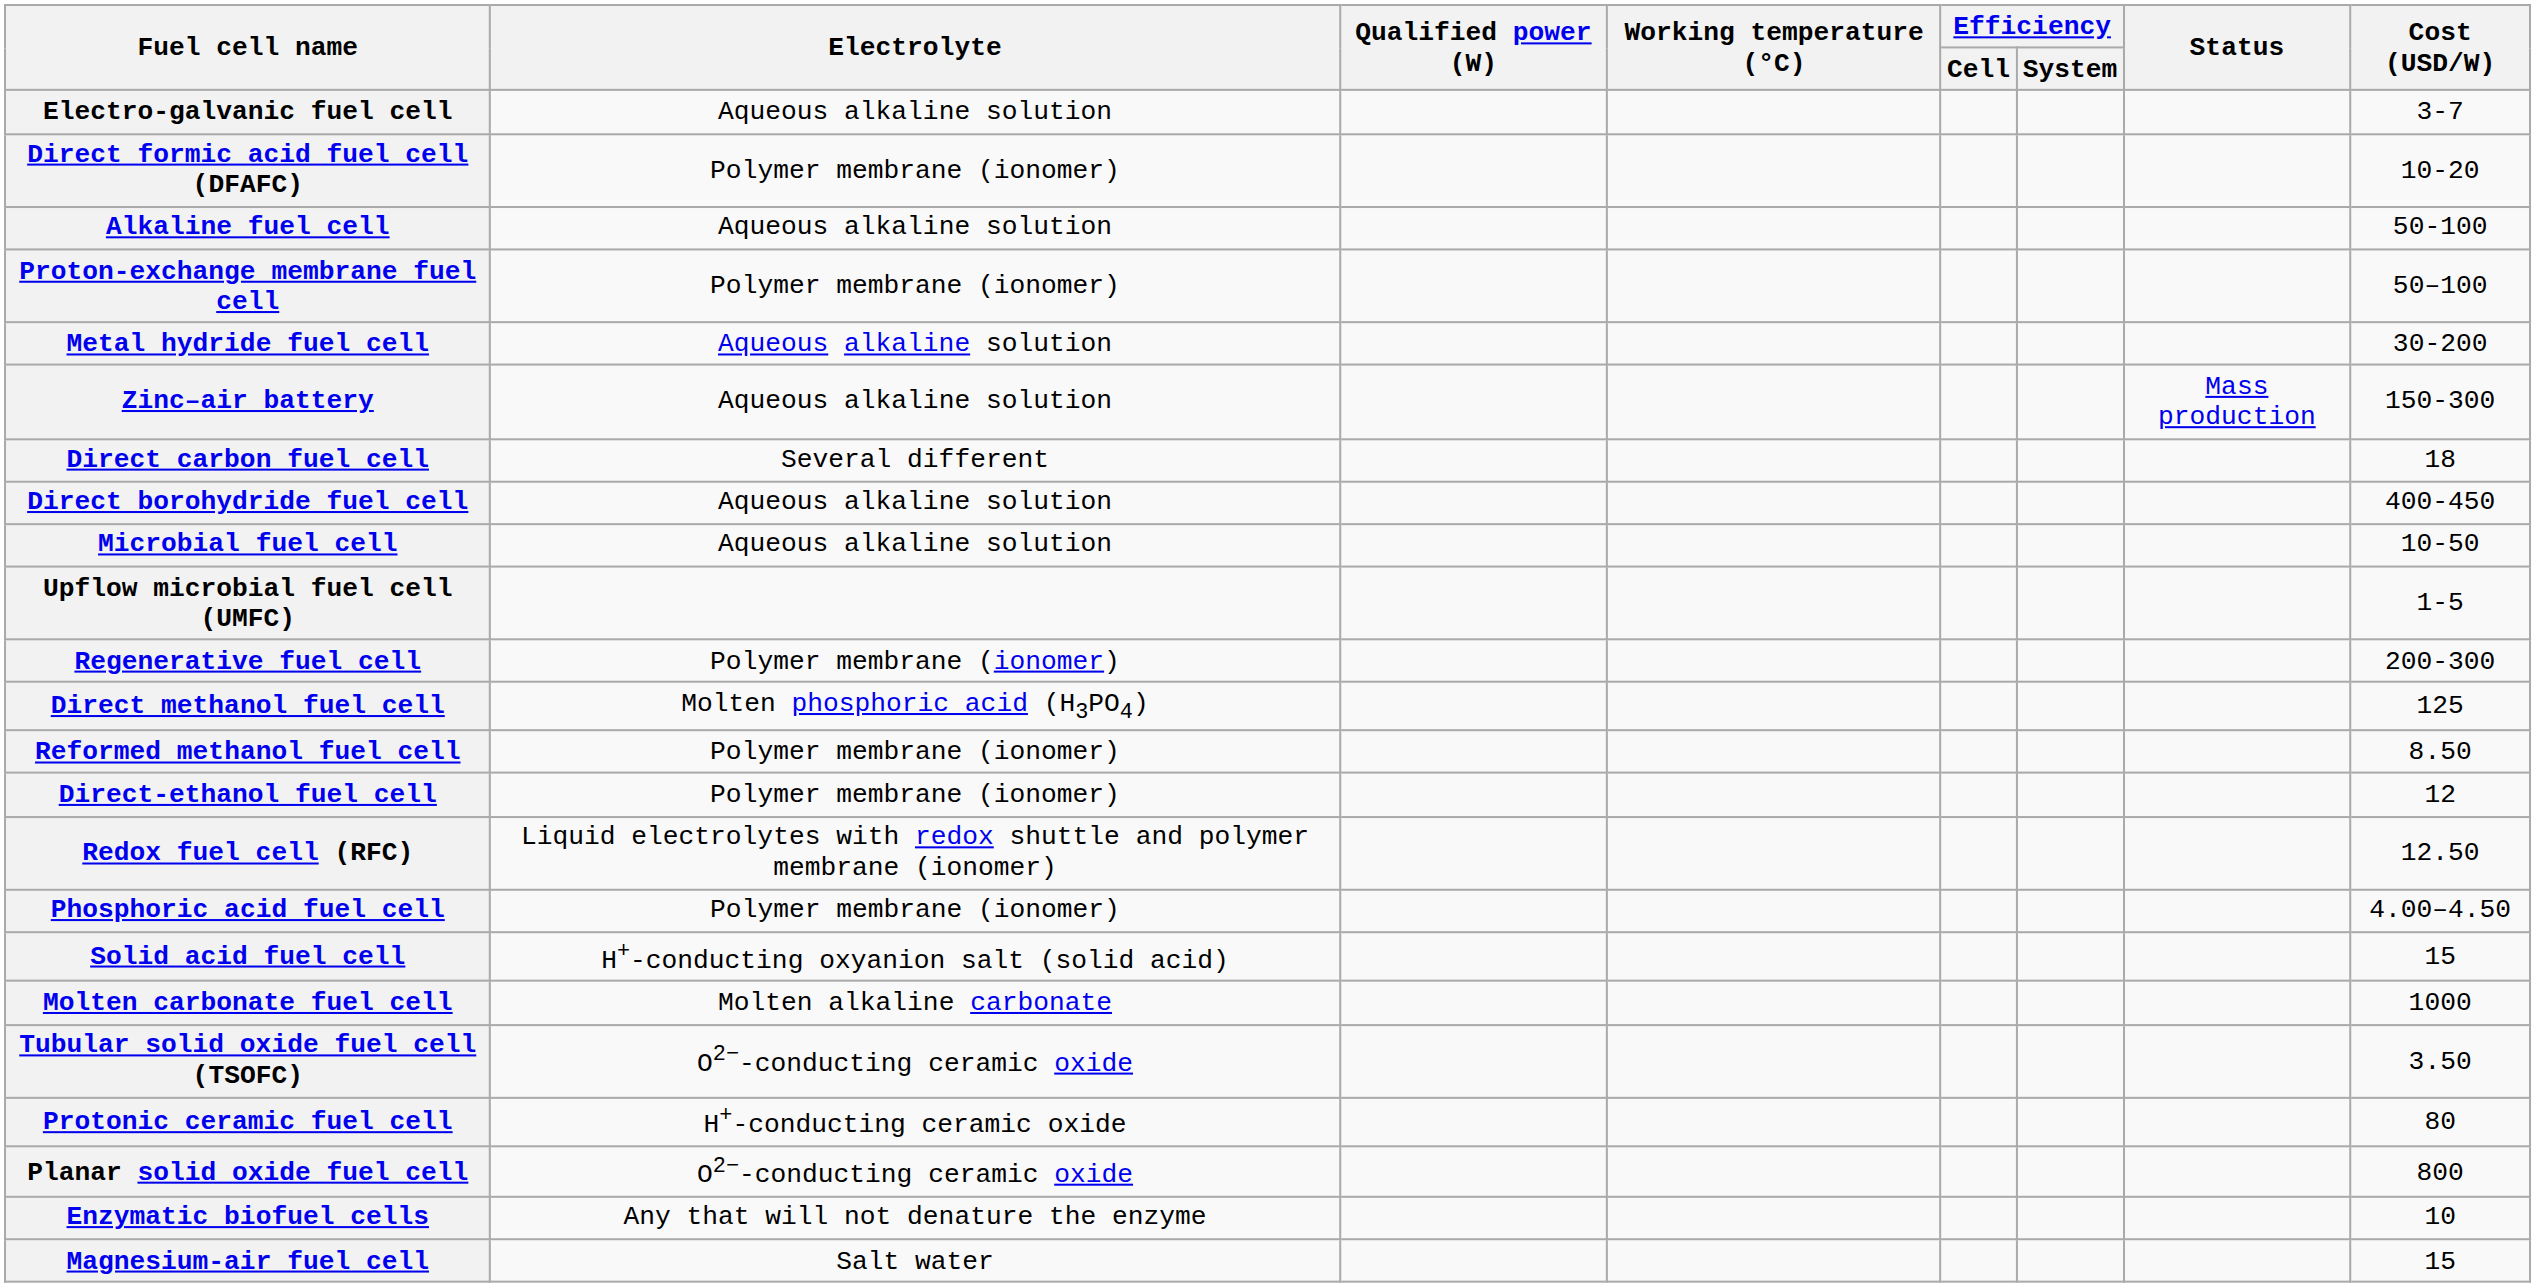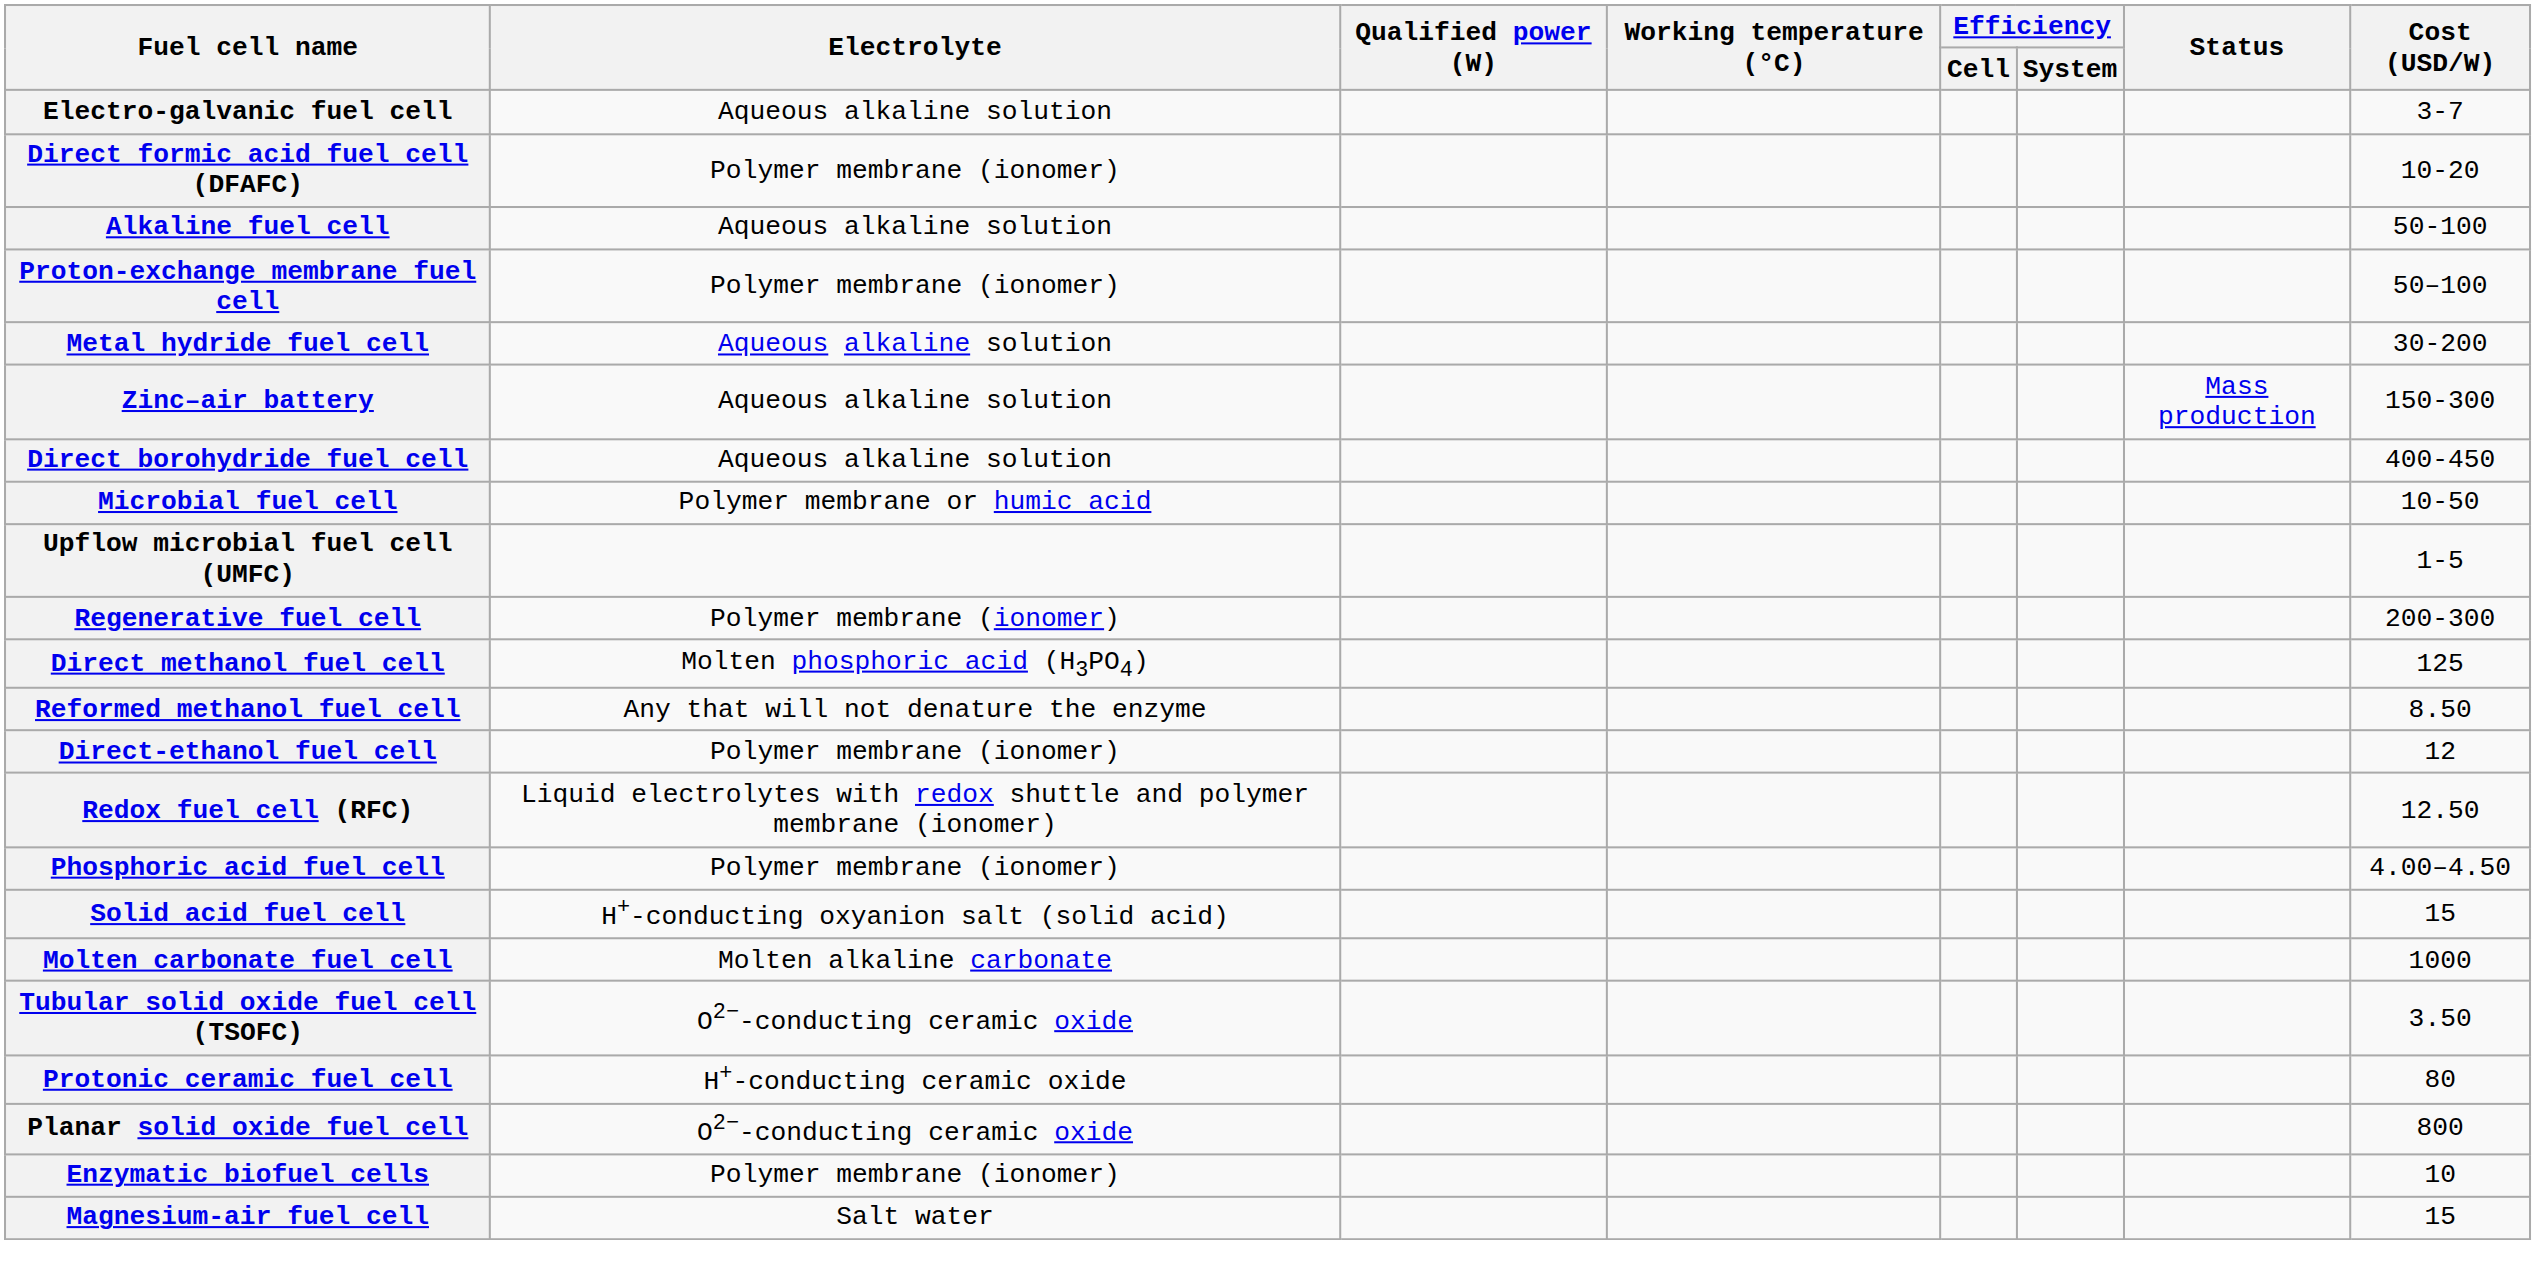- row: (248, 460)
(915, 545) Aqueous alkaline solution -> (915, 502) Polymer membrane or humic acid
(915, 752) Polymer membrane (ionomer) -> (915, 709) Any that will not denature the enzyme
(915, 1218) Any that will not denature the enzyme -> (915, 1175) Polymer membrane (ionomer)
